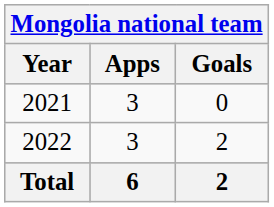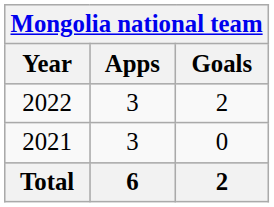rows swapped: (47, 102) <-> (47, 142)
